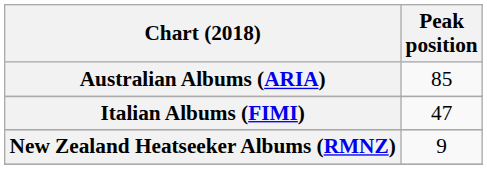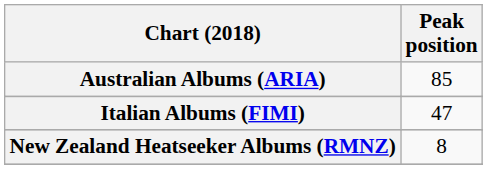(442, 146) 9 -> (442, 146) 8
